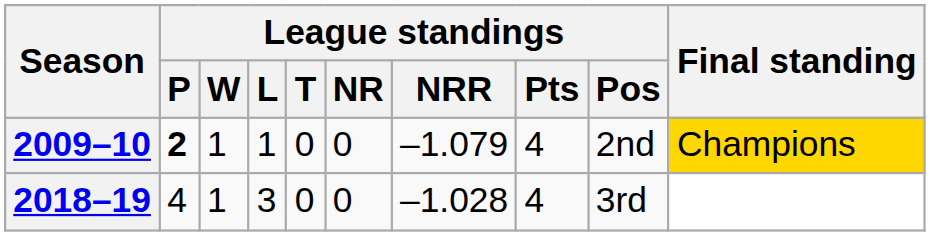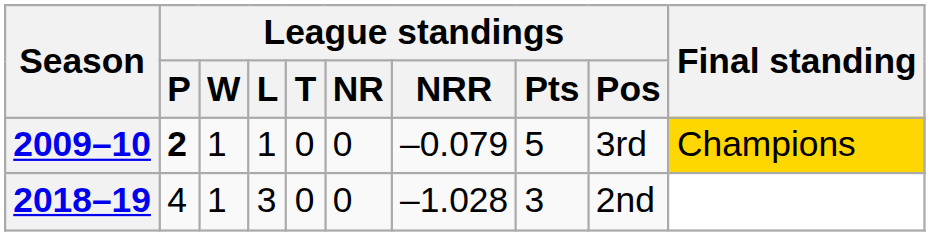(454, 144) –1.079 -> (454, 144) –0.079
(534, 144) 4 -> (534, 144) 5
(625, 144) 2nd -> (621, 144) 3rd
(534, 200) 4 -> (534, 200) 3
(621, 200) 3rd -> (625, 200) 2nd
